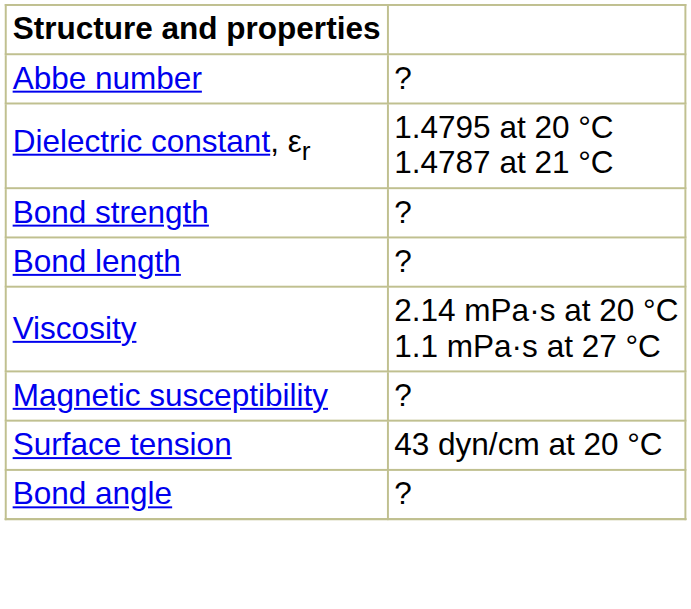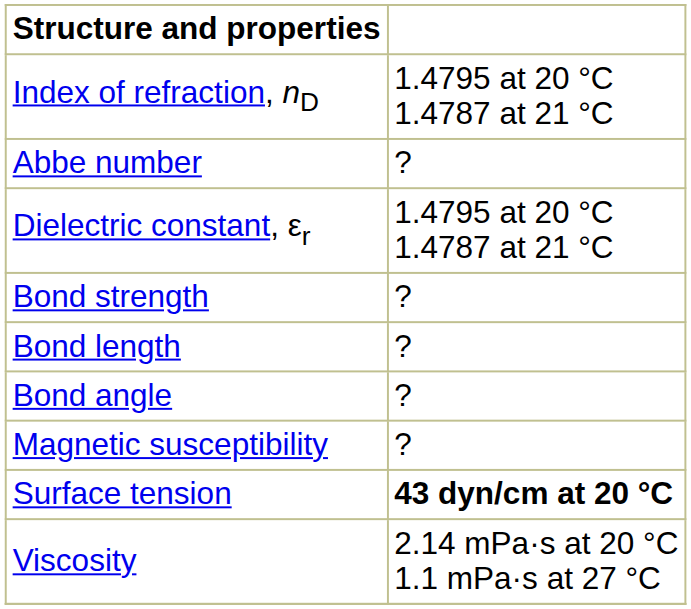+ row: (166, 97)
rows swapped: (92, 494) <-> (75, 328)
(528, 444) normal -> (534, 494) bold
